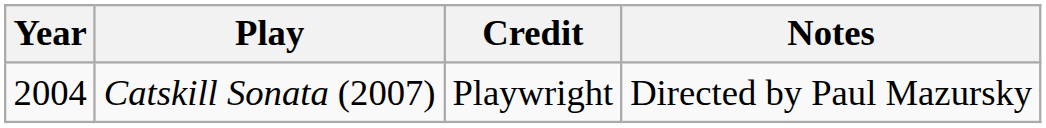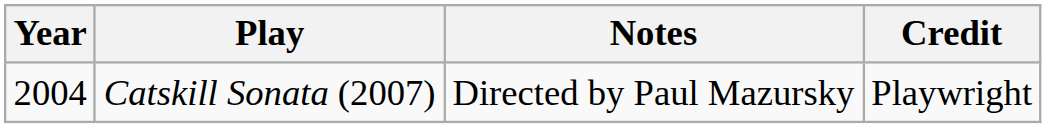columns swapped: (533, 33) <-> (831, 33)
